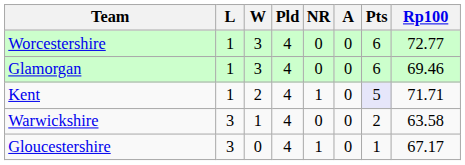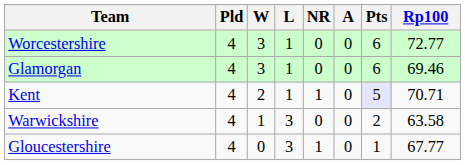columns swapped: (287, 17) <-> (230, 17)
(426, 95) 71.71 -> (426, 95) 70.71
(426, 146) 67.17 -> (426, 146) 67.77
